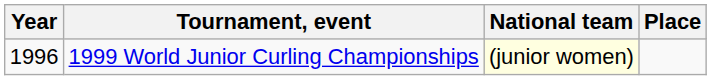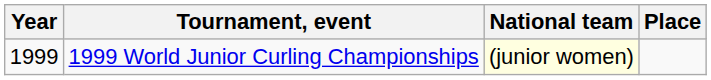(34, 56) 1996 -> (34, 56) 1999
